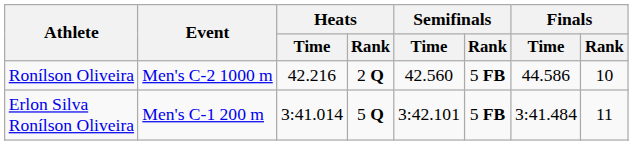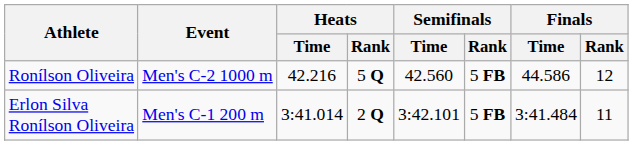(370, 75) 2 Q -> (370, 75) 5 Q
(604, 75) 10 -> (604, 75) 12
(370, 115) 5 Q -> (370, 115) 2 Q
